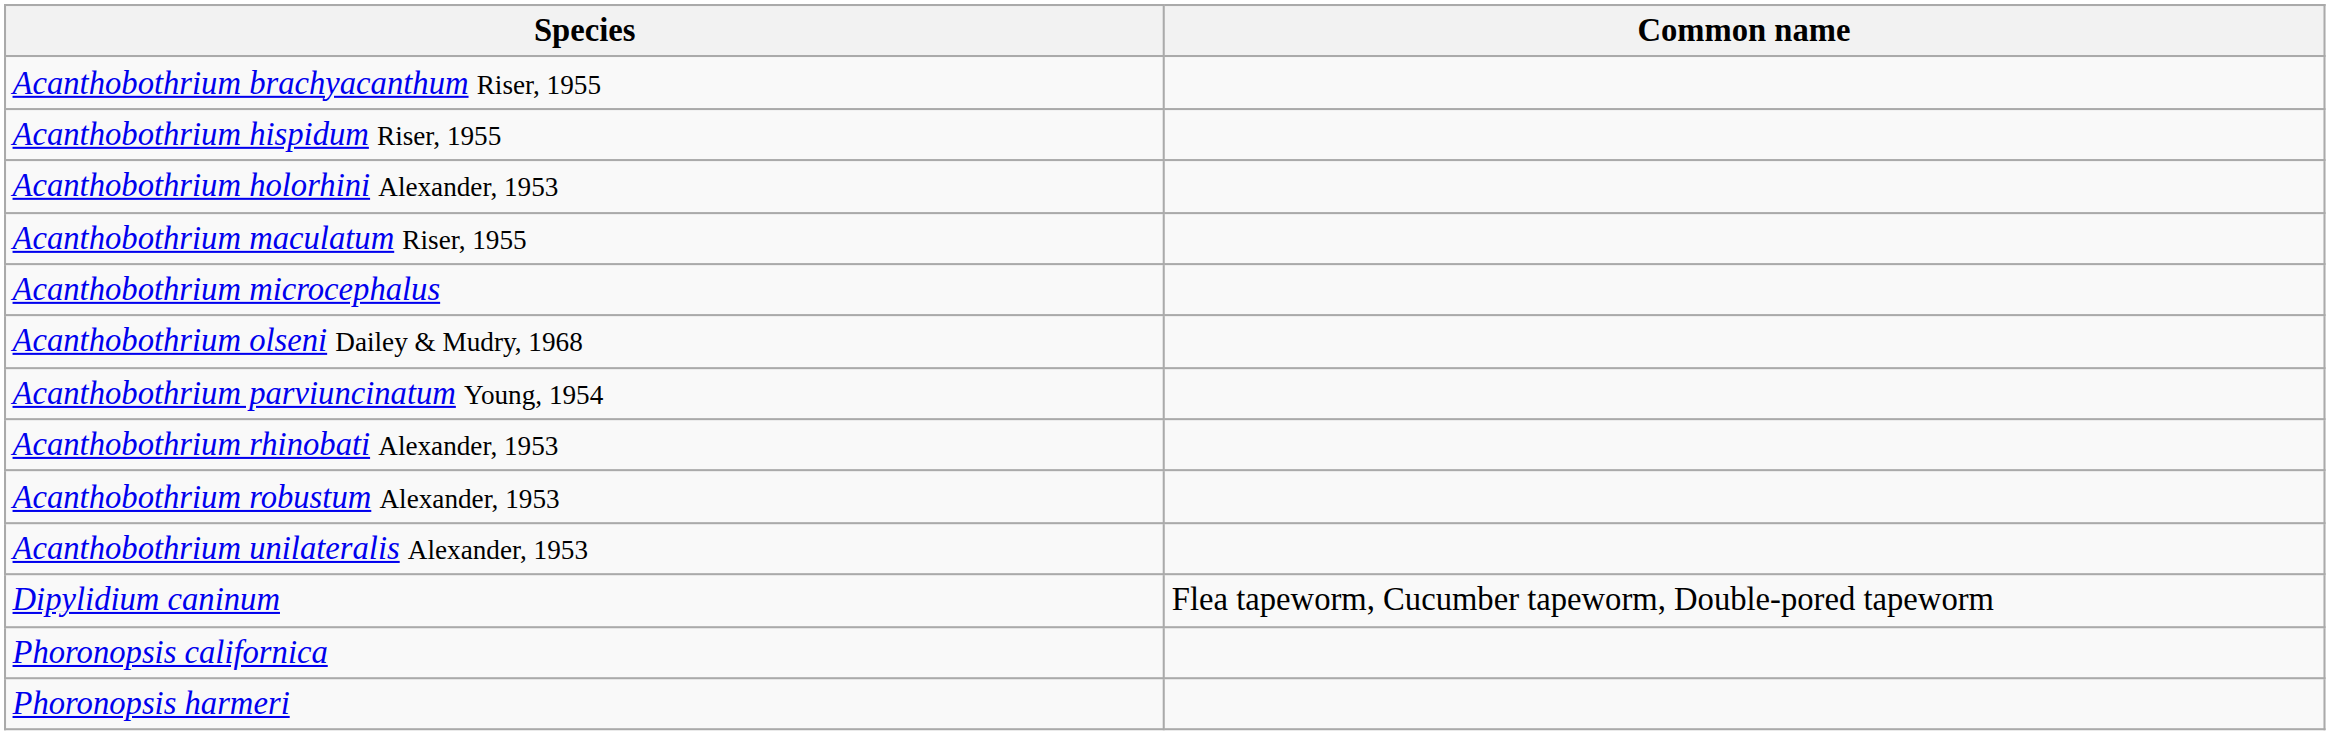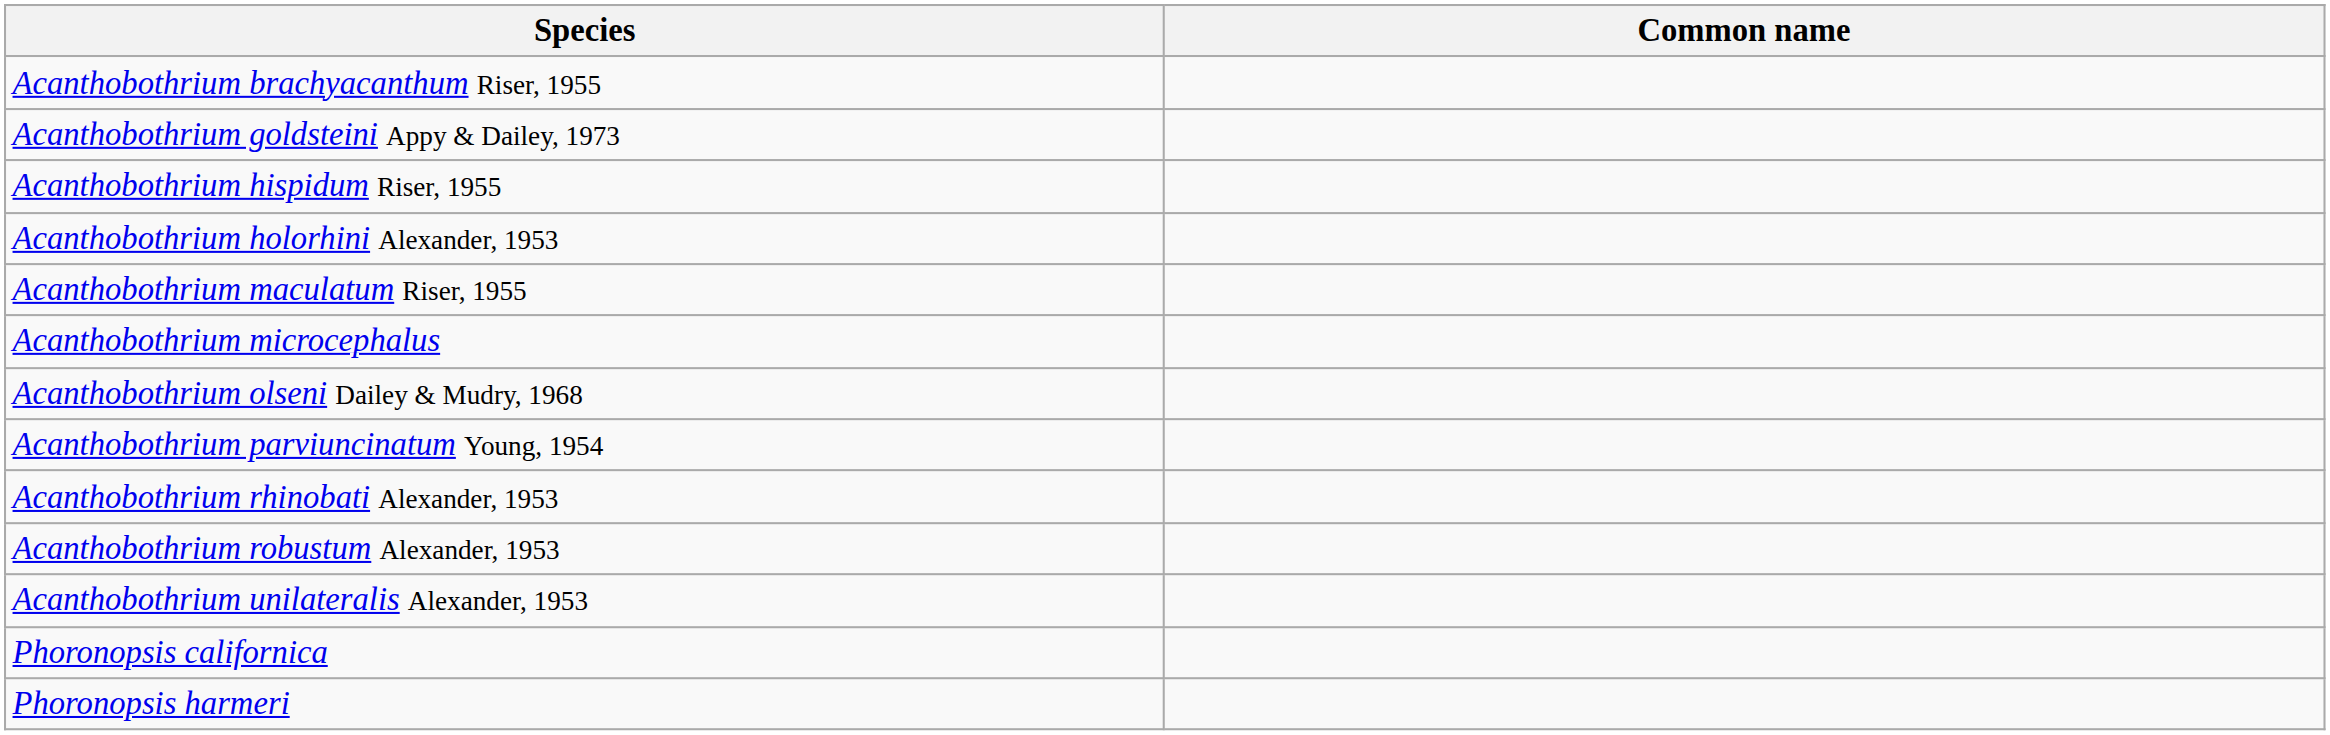+ row: (316, 133)
- row: (146, 599)
